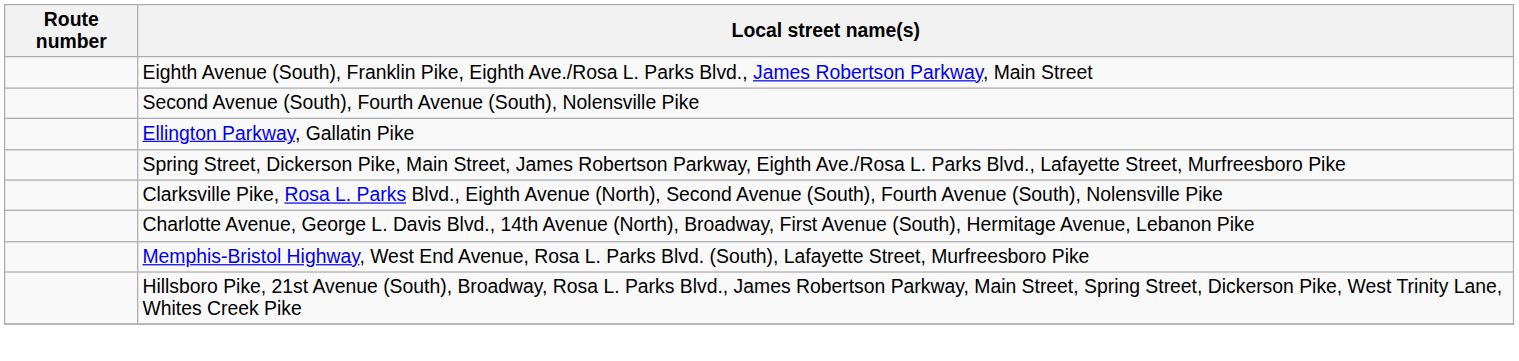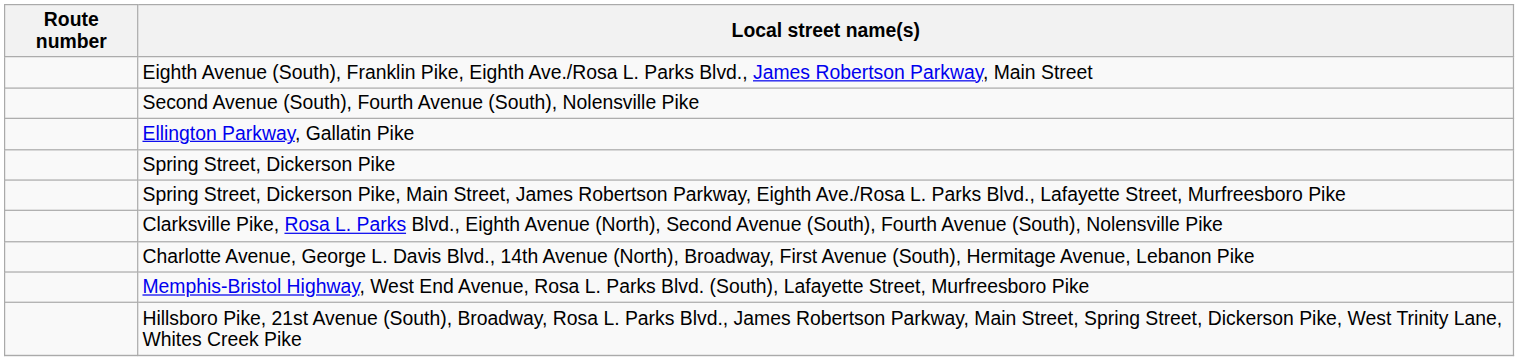+ row: (269, 164)
